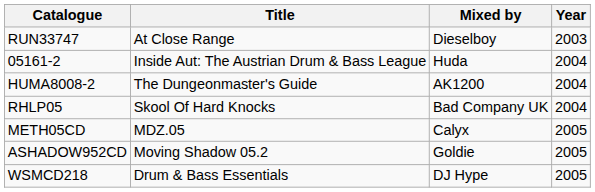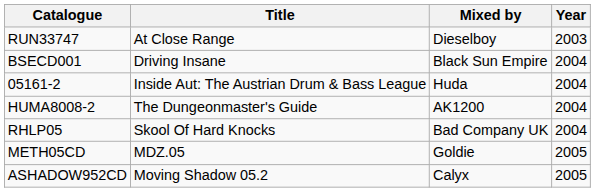+ row: (45, 61)
(451, 130) Calyx -> (454, 152) Goldie
(454, 152) Goldie -> (451, 175) Calyx
- row: (48, 175)
